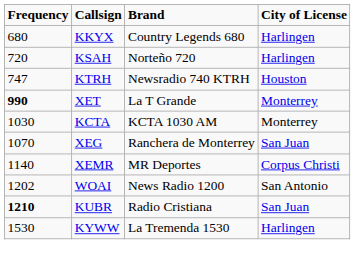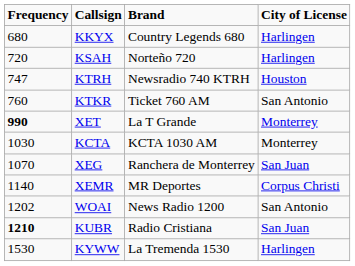+ row: (93, 100)
